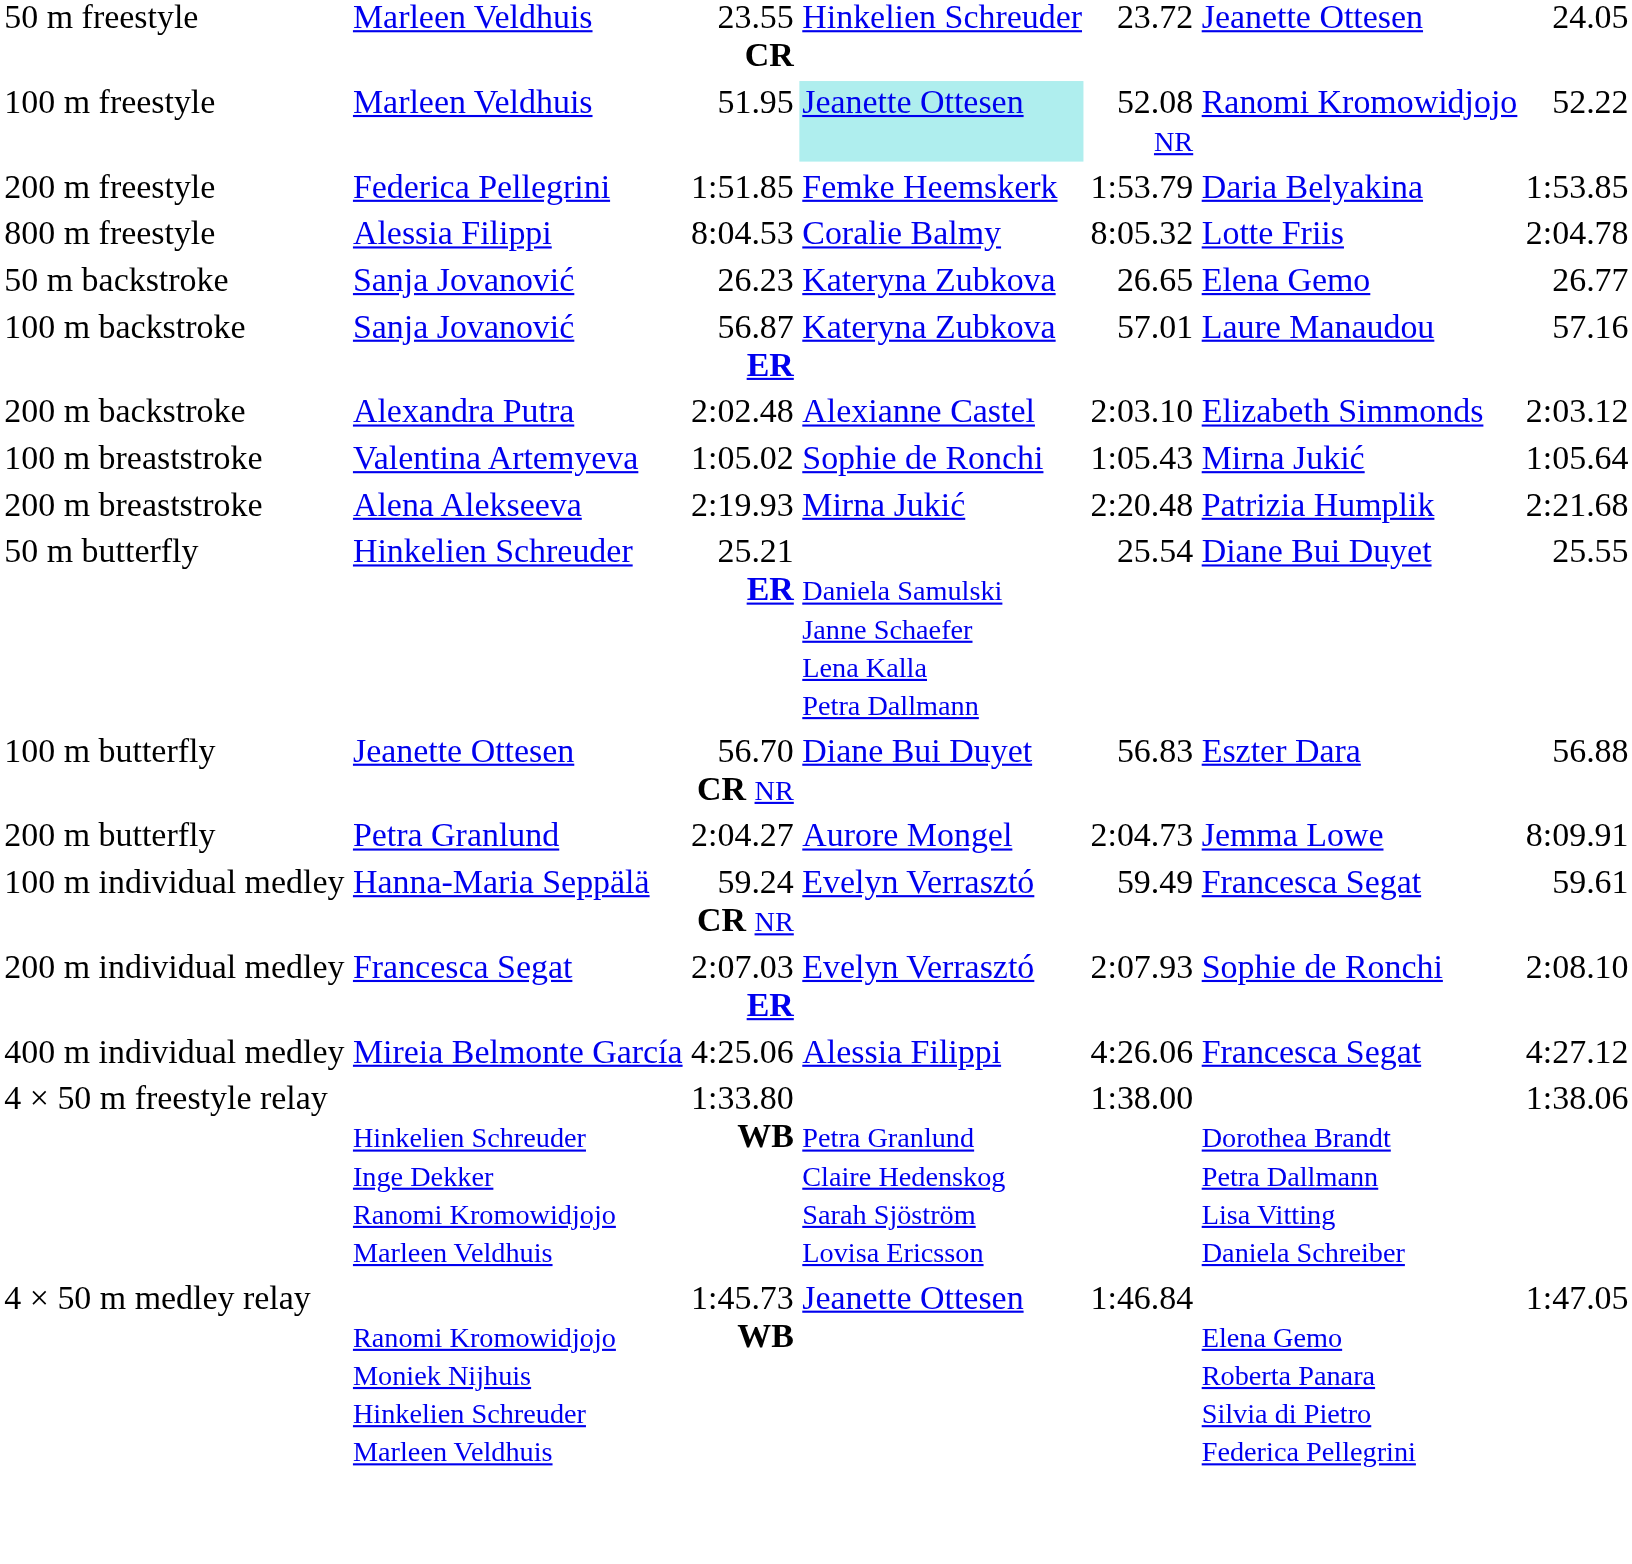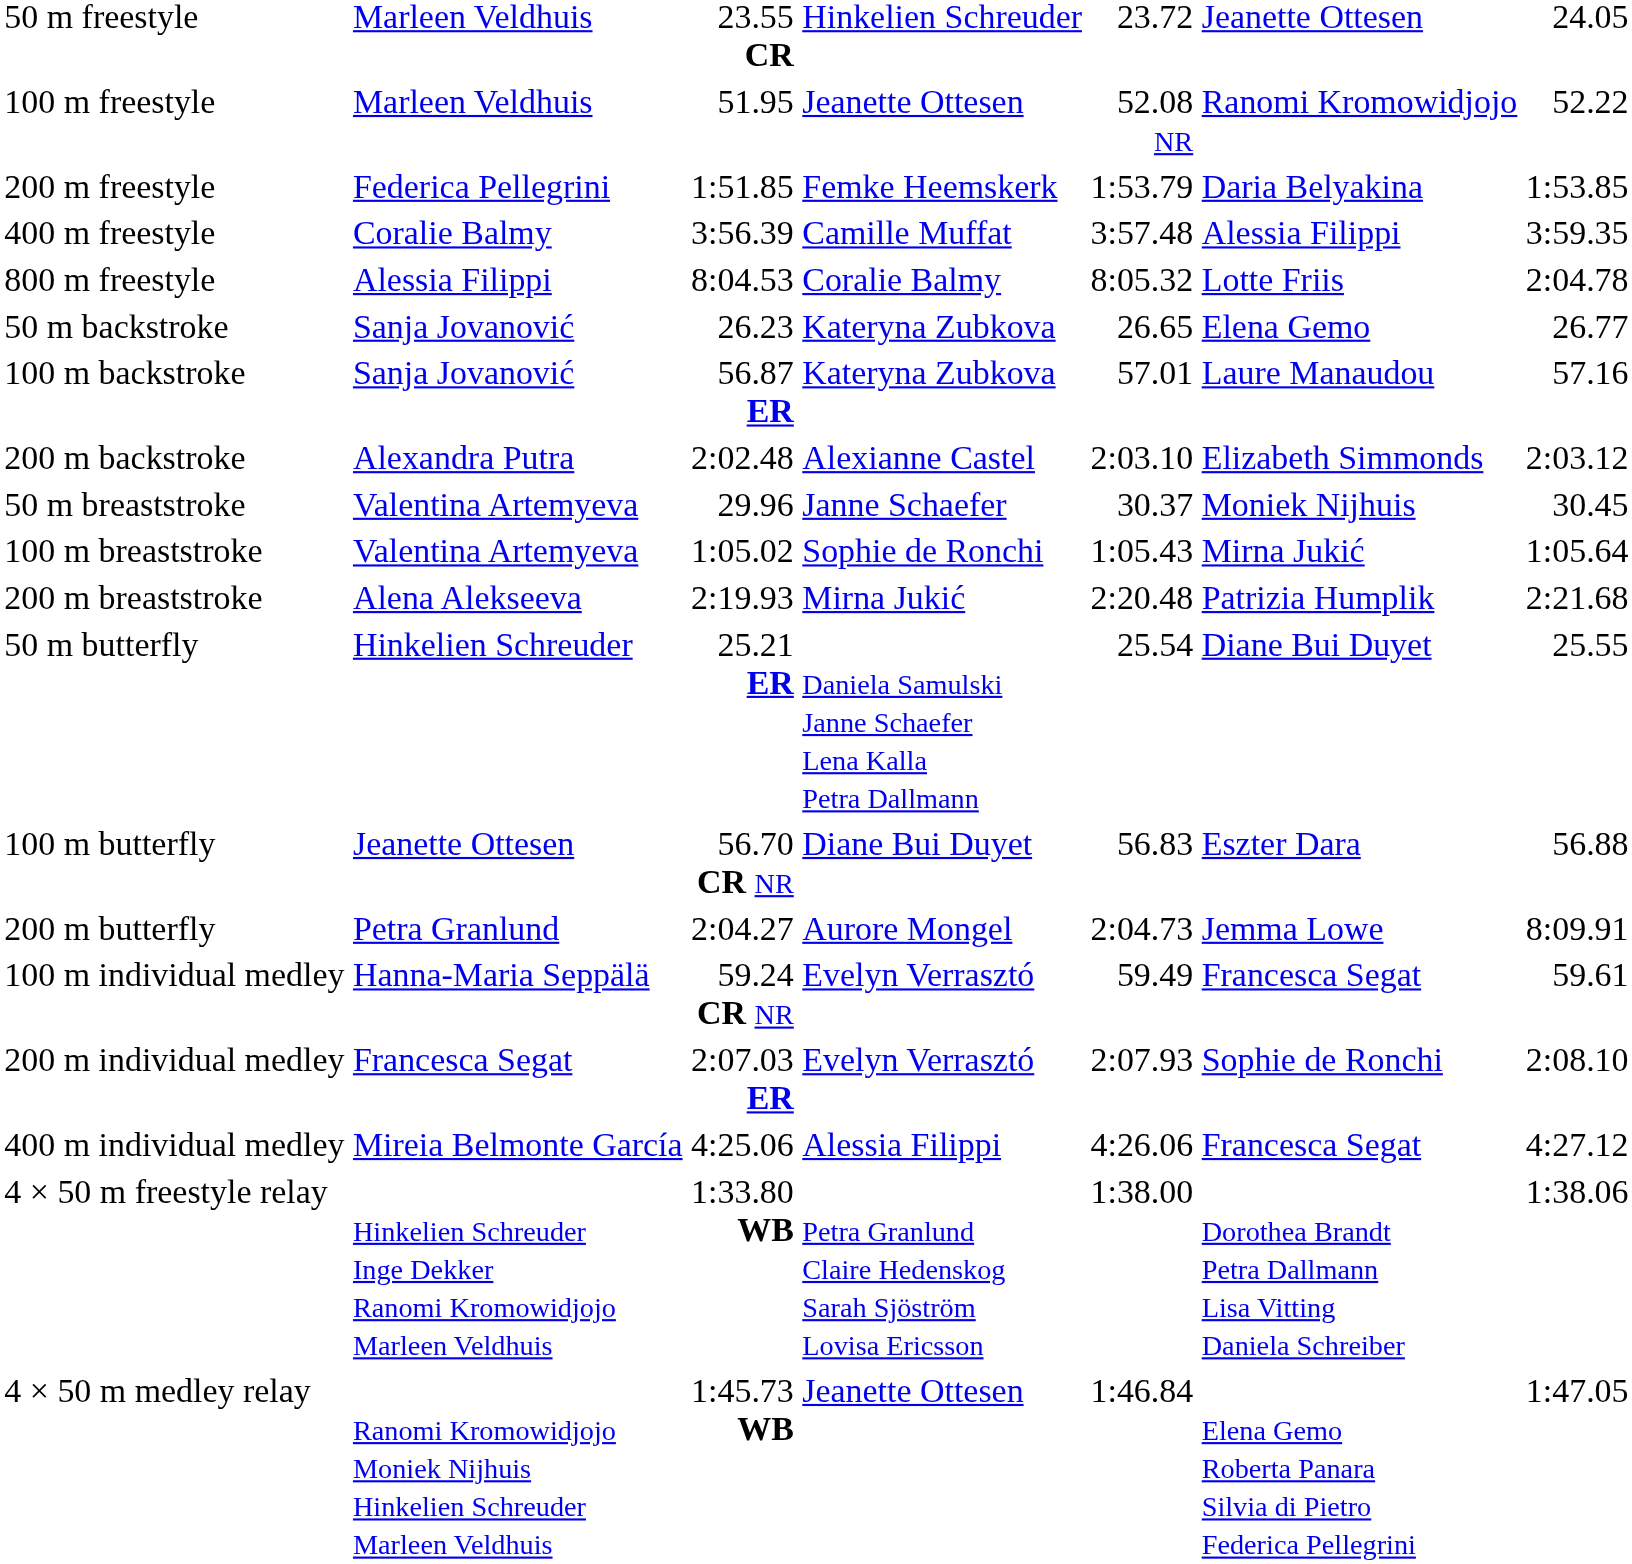(913, 101) paleturquoise background -> (913, 101) no background
+ row: (110, 233)
+ row: (125, 504)
